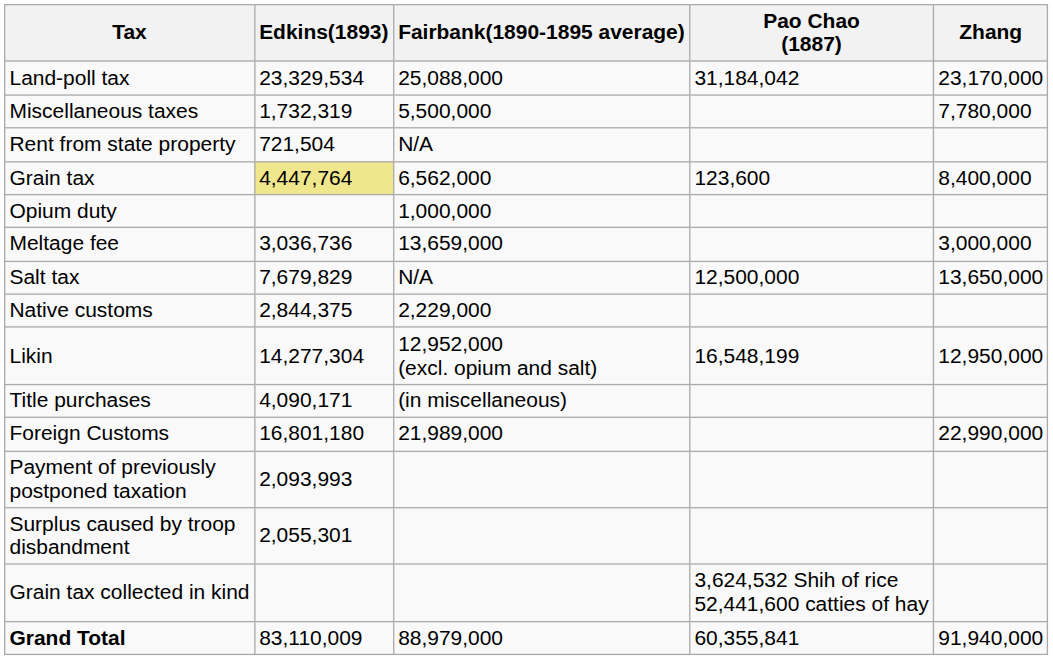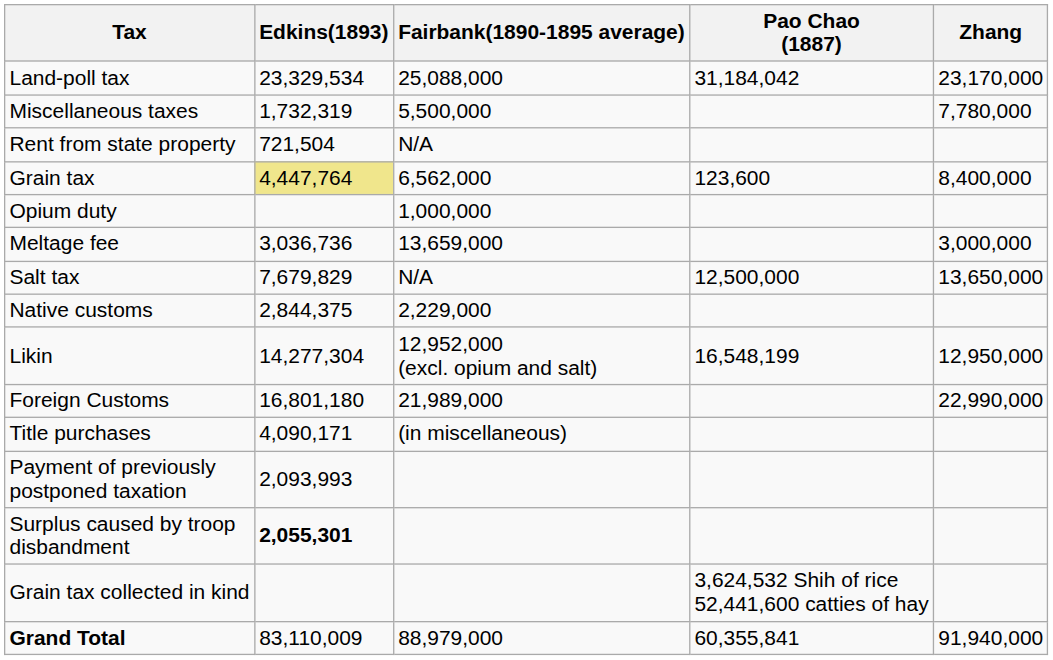rows swapped: (89, 433) <-> (80, 400)
(306, 535) normal -> (306, 535) bold
